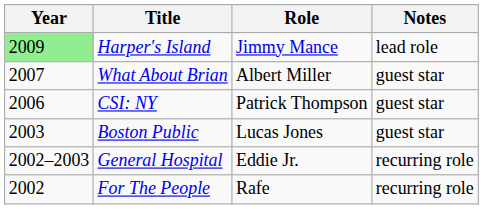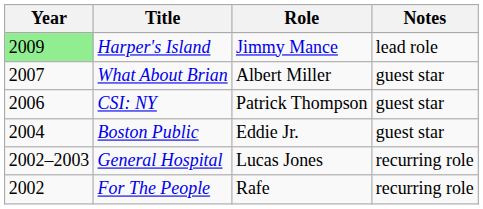(27, 132) 2003 -> (27, 132) 2004
(279, 132) Lucas Jones -> (267, 132) Eddie Jr.
(267, 160) Eddie Jr. -> (279, 160) Lucas Jones
